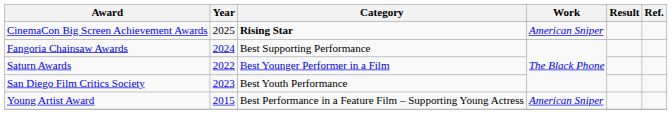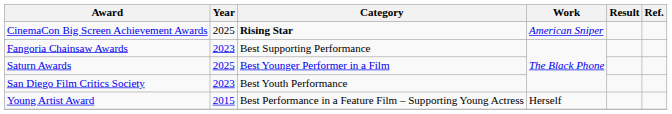(224, 48) 2024 -> (224, 48) 2023
(224, 65) 2022 -> (224, 65) 2025
(566, 100) American Sniper -> (545, 100) Herself
